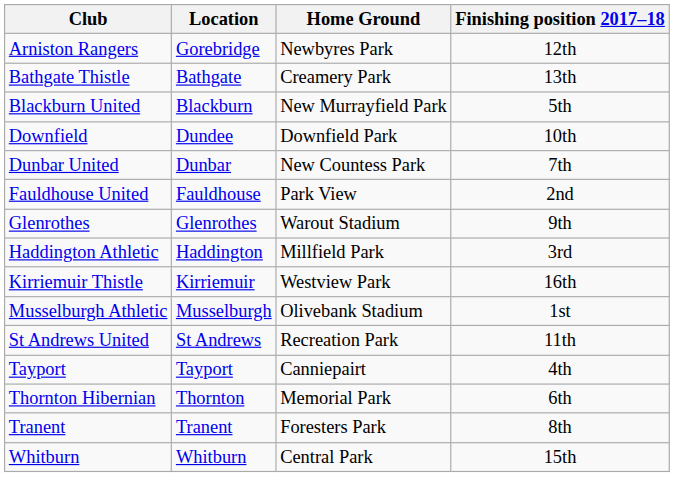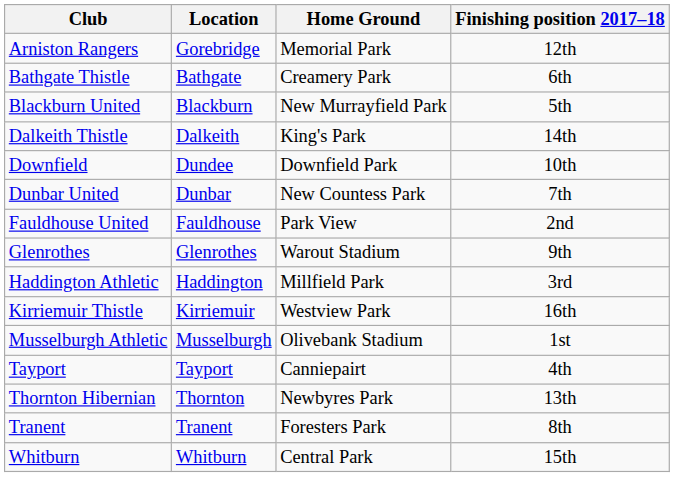(337, 48) Newbyres Park -> (336, 48) Memorial Park
(560, 77) 13th -> (560, 77) 6th
+ row: (68, 135)
- row: (79, 340)
(336, 398) Memorial Park -> (337, 398) Newbyres Park
(560, 398) 6th -> (560, 398) 13th
